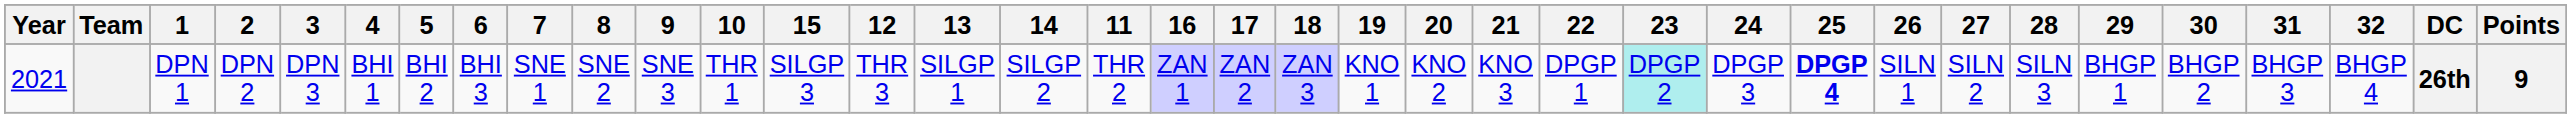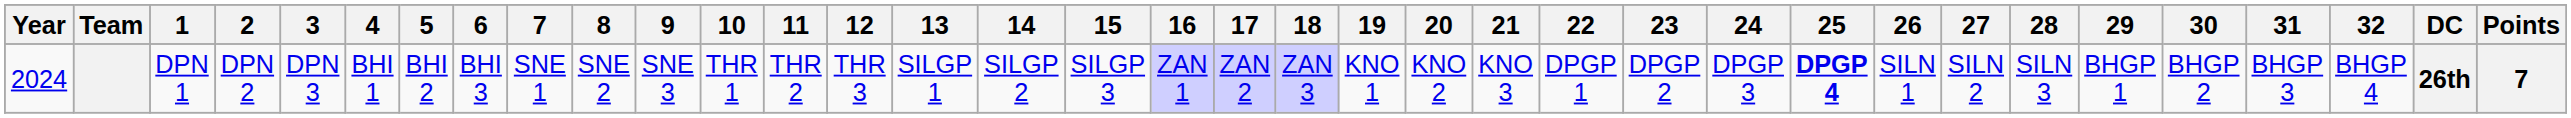columns swapped: (1119, 24) <-> (807, 24)
(39, 78) 2021 -> (39, 78) 2024
(1664, 78) paleturquoise background -> (1664, 78) no background
(2521, 78) 9 -> (2521, 78) 7
